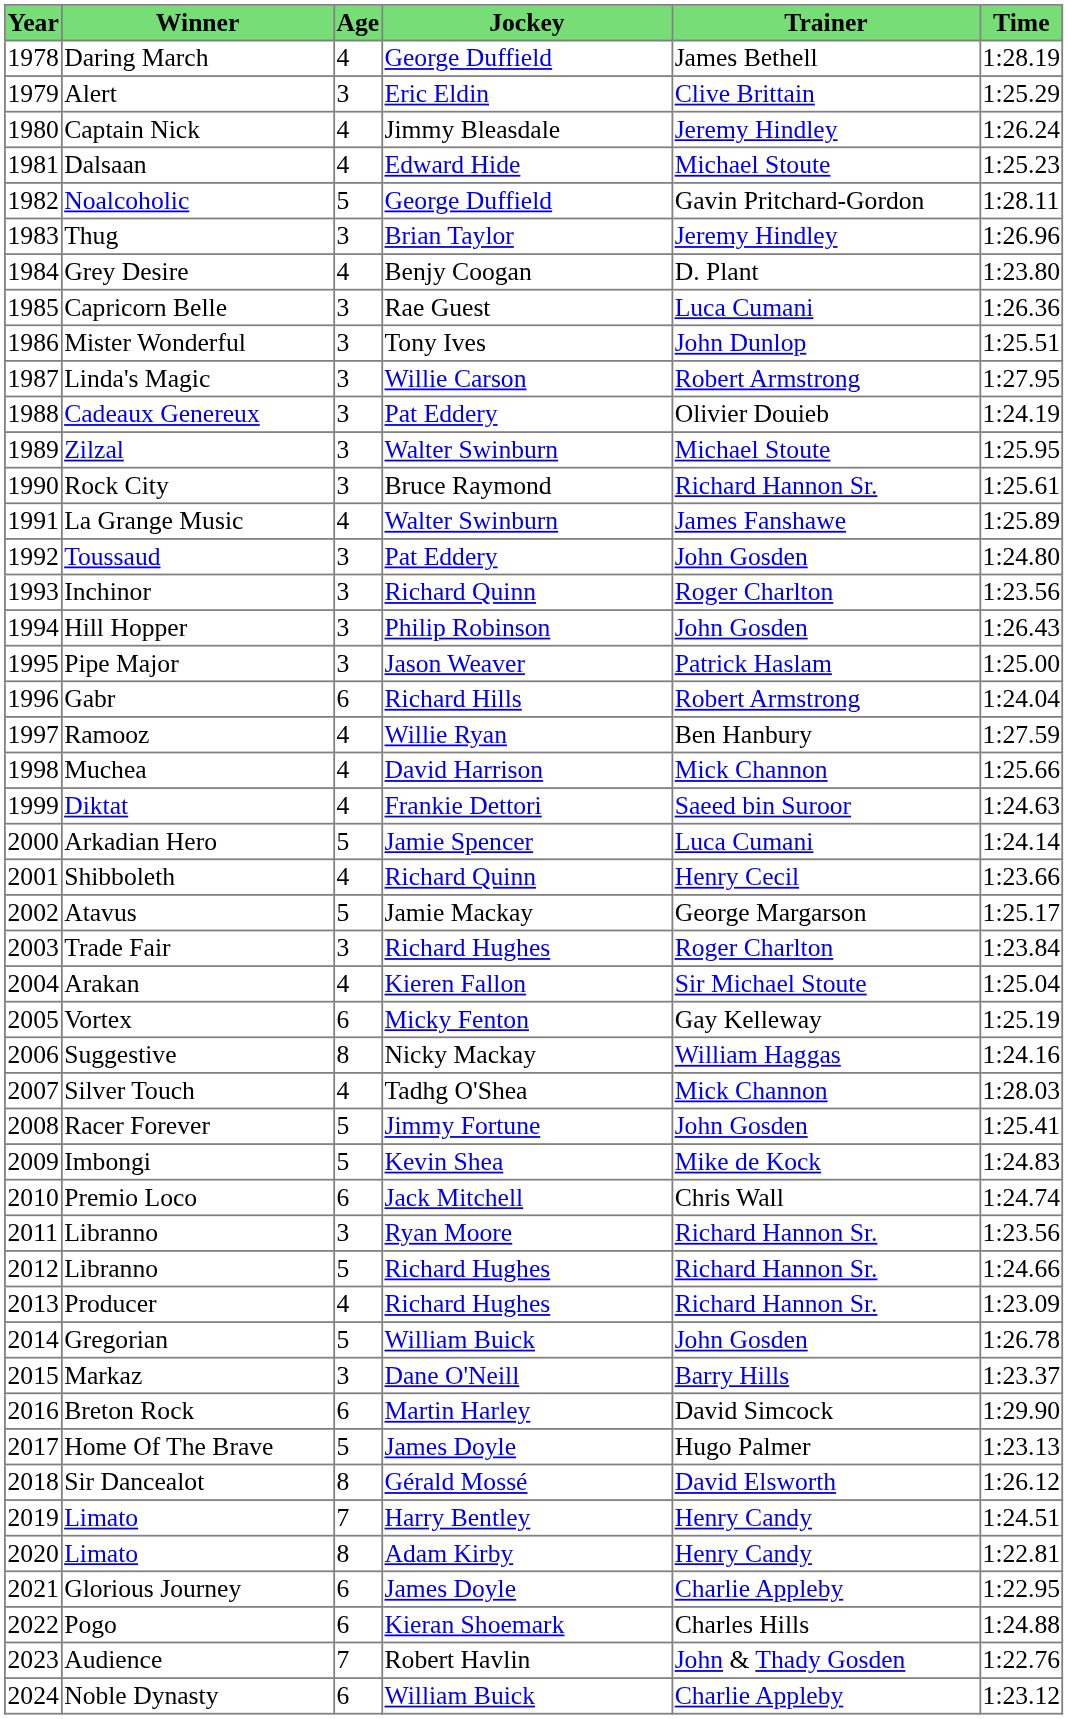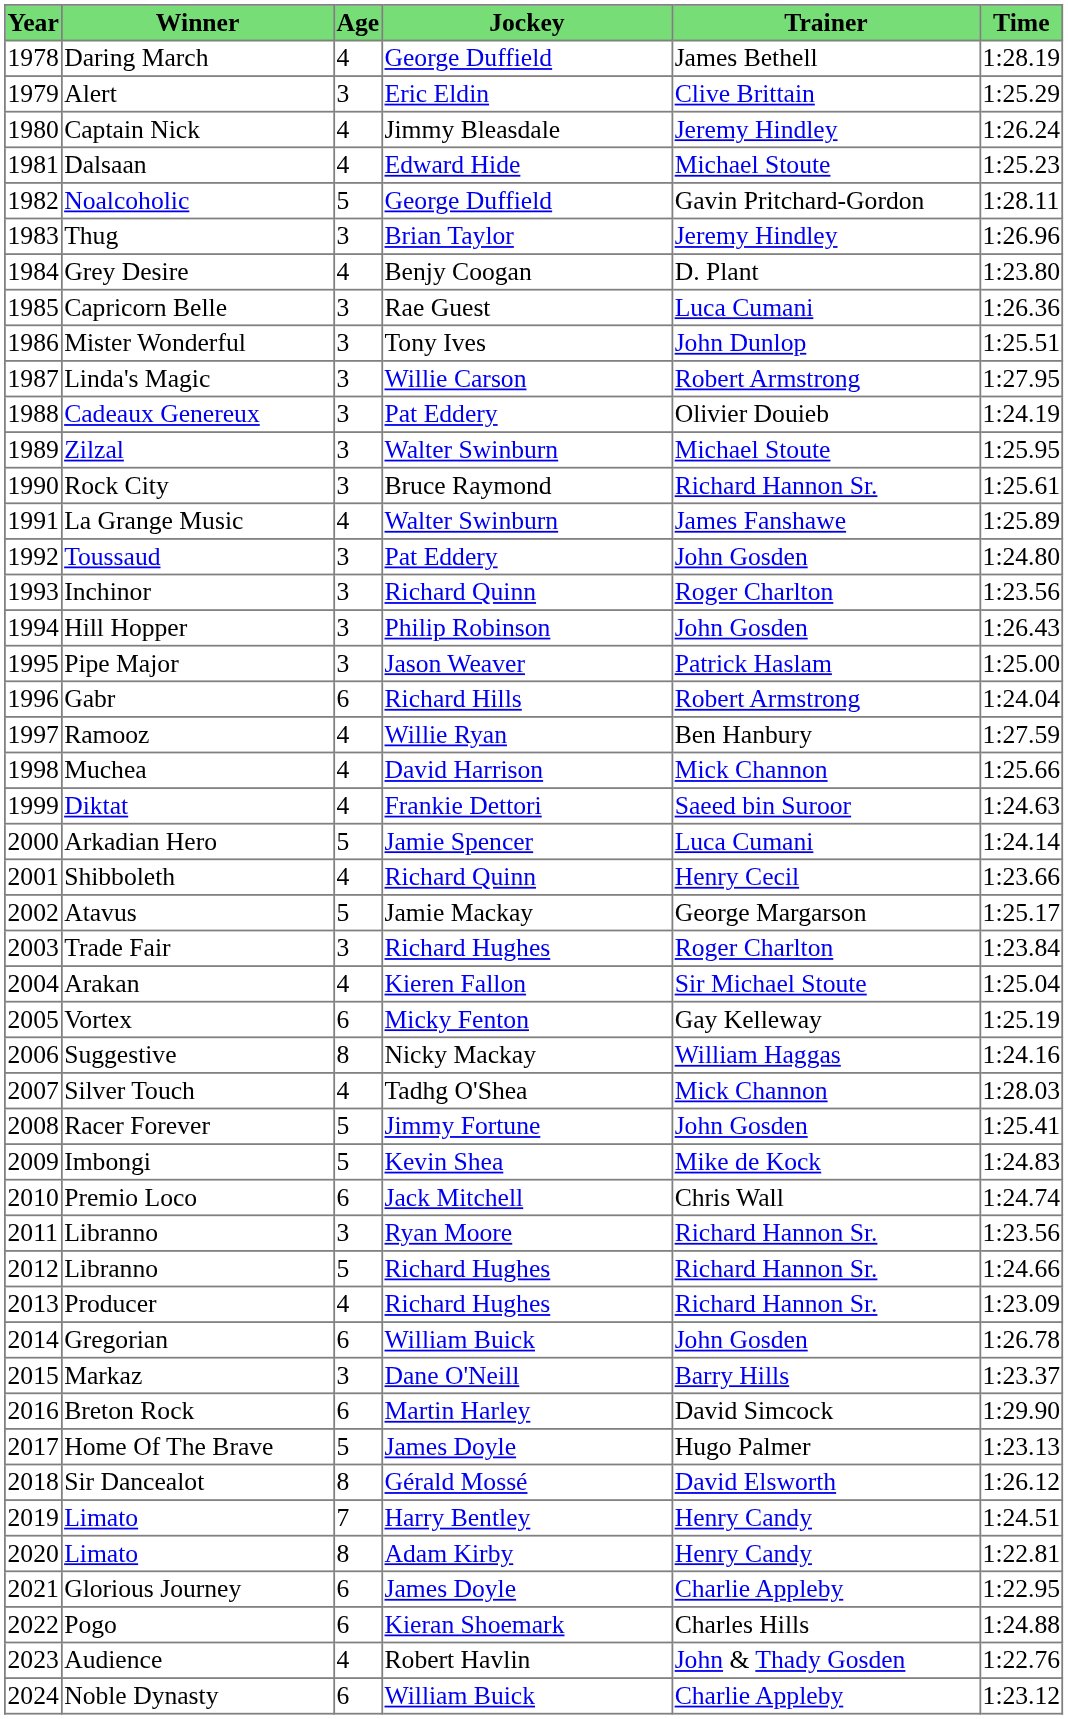(343, 1339) 5 -> (343, 1339) 6
(343, 1659) 7 -> (343, 1659) 4
